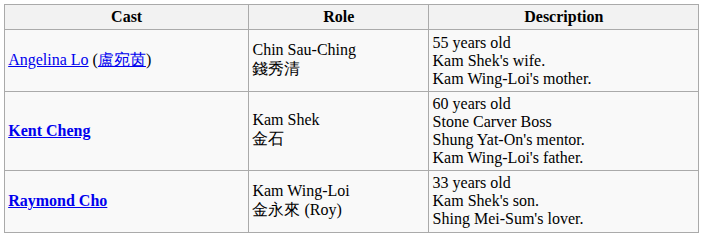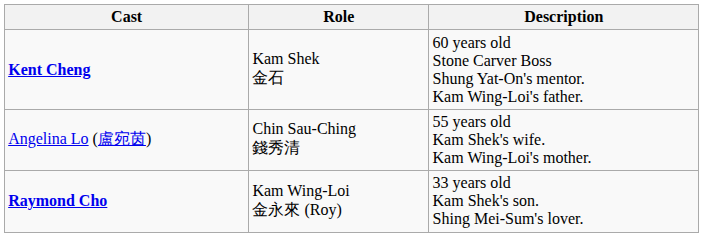rows swapped: (49, 130) <-> (80, 60)
